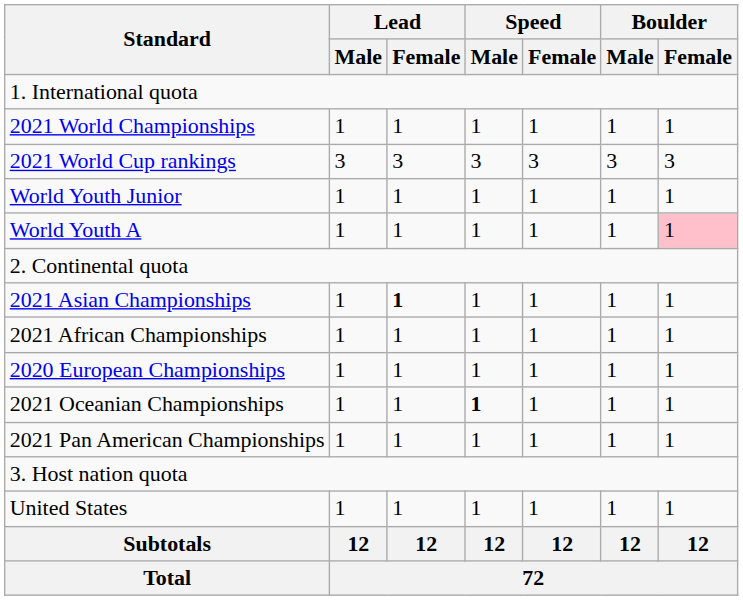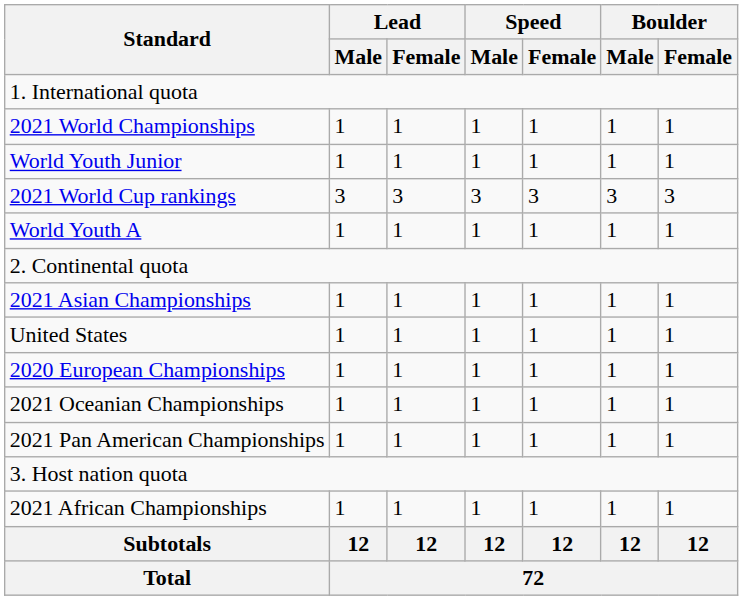rows swapped: (123, 160) <-> (96, 195)
(669, 230) pink background -> (669, 230) no background
(398, 299) bold -> (398, 299) normal
rows swapped: (138, 334) <-> (68, 508)
(476, 404) bold -> (476, 404) normal
